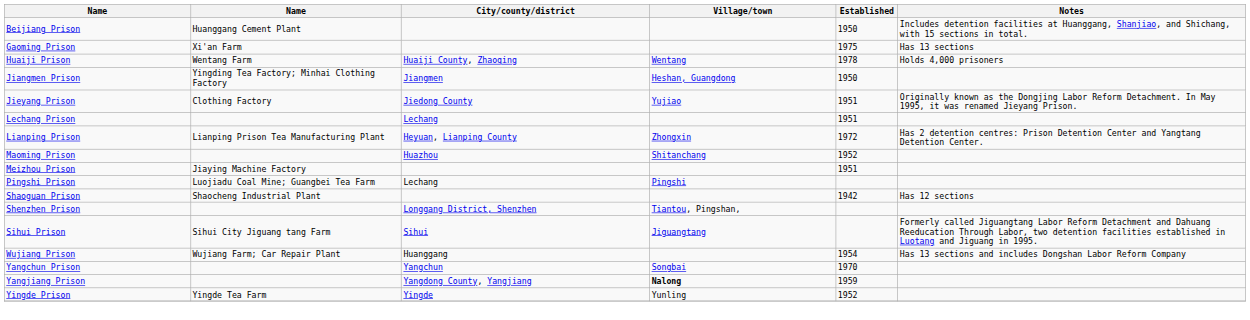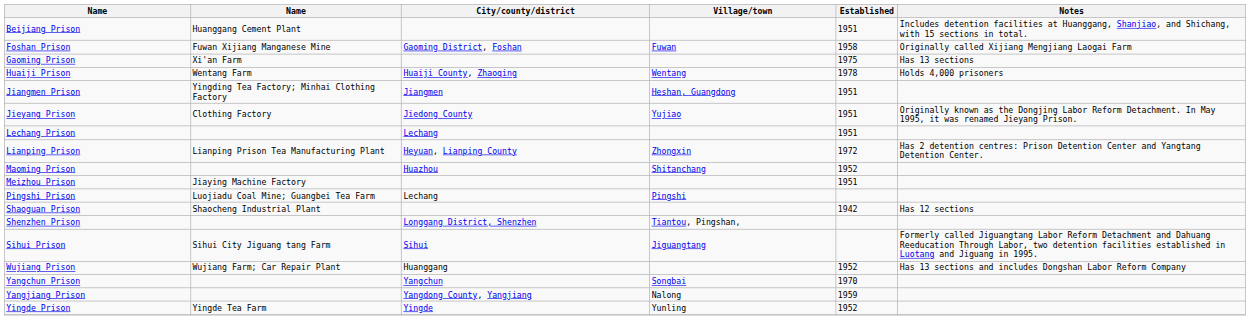(848, 29) 1950 -> (848, 29) 1951
+ row: (38, 47)
(848, 79) 1950 -> (848, 92) 1951
(848, 255) 1954 -> (848, 268) 1952
(666, 281) bold -> (666, 295) normal
